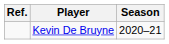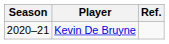columns swapped: (140, 13) <-> (17, 13)
